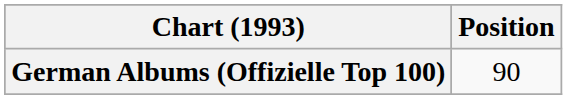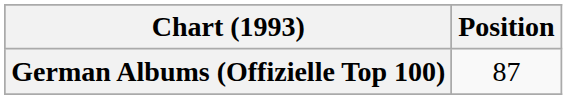(506, 71) 90 -> (506, 71) 87
